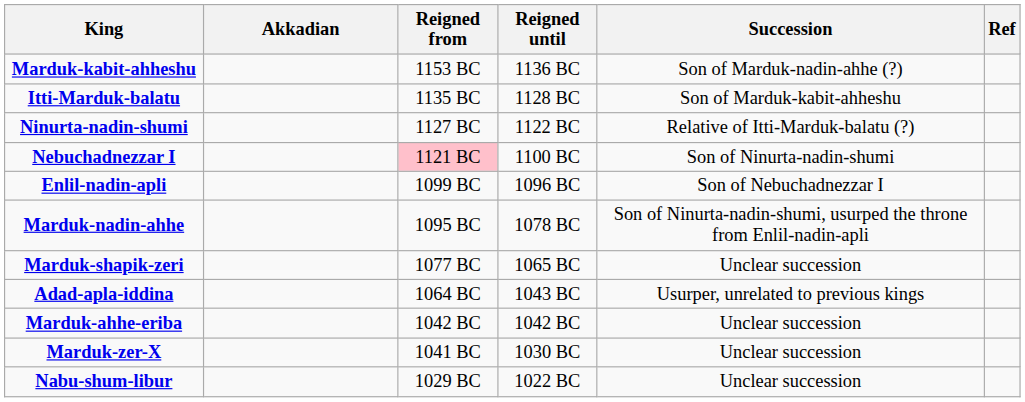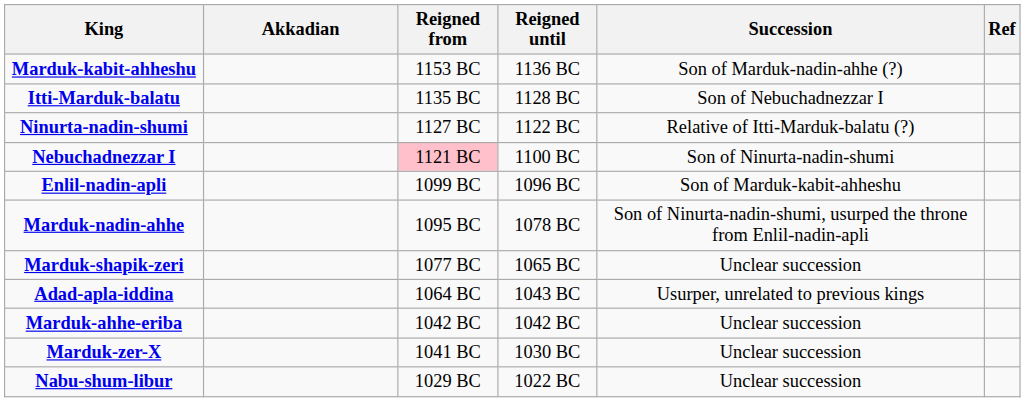(790, 98) Son of Marduk-kabit-ahheshu -> (790, 98) Son of Nebuchadnezzar I
(790, 185) Son of Nebuchadnezzar I -> (790, 185) Son of Marduk-kabit-ahheshu
